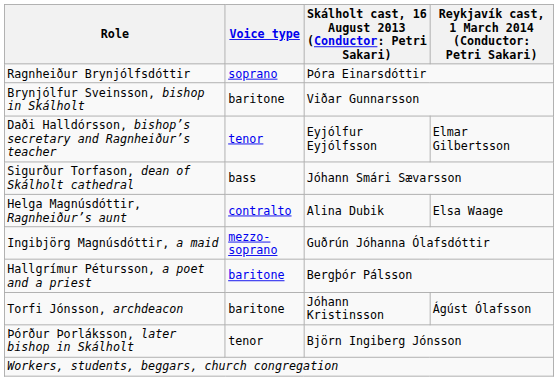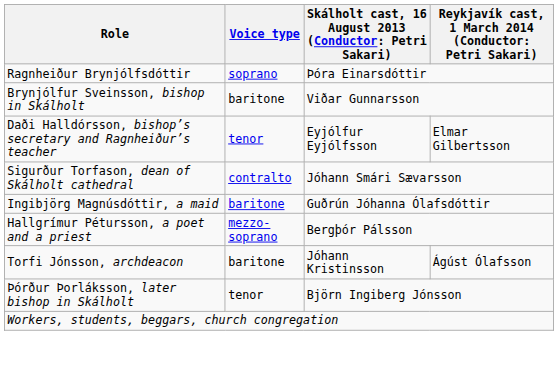(242, 178) bass -> (260, 178) contralto
- row: (74, 211)
(253, 243) mezzo-soprano -> (256, 204) baritone
(256, 276) baritone -> (253, 230) mezzo-soprano
